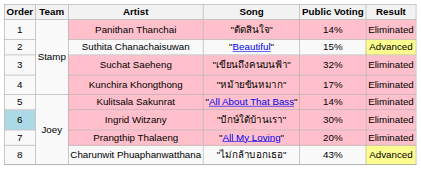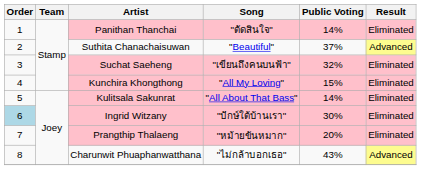(333, 47) 15% -> (333, 47) 37%
(252, 85) "หม้ายขันหมาก" -> (252, 82) "All My Loving"
(333, 84) 17% -> (333, 82) 15%
(252, 137) "All My Loving" -> (252, 135) "หม้ายขันหมาก"
